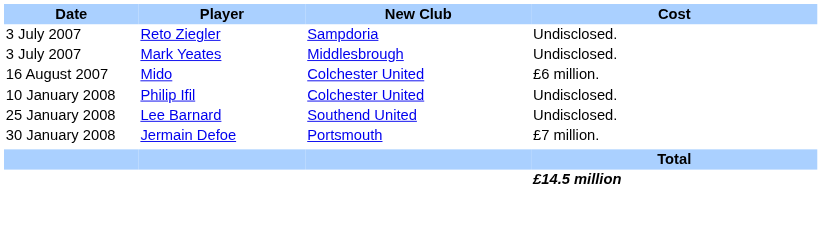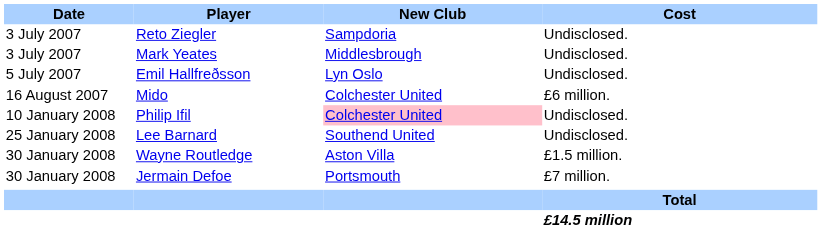+ row: (193, 74)
(366, 95) no background -> (384, 115) pink background
+ row: (194, 155)
